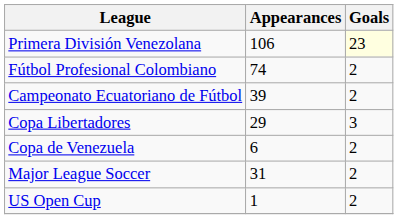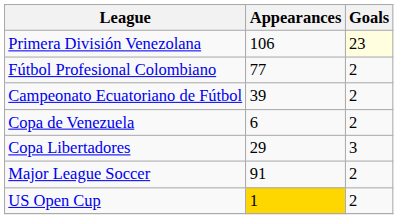(258, 69) 74 -> (258, 69) 77
rows swapped: (69, 122) <-> (71, 148)
(258, 174) 31 -> (258, 174) 91
(254, 200) no background -> (254, 200) gold background
